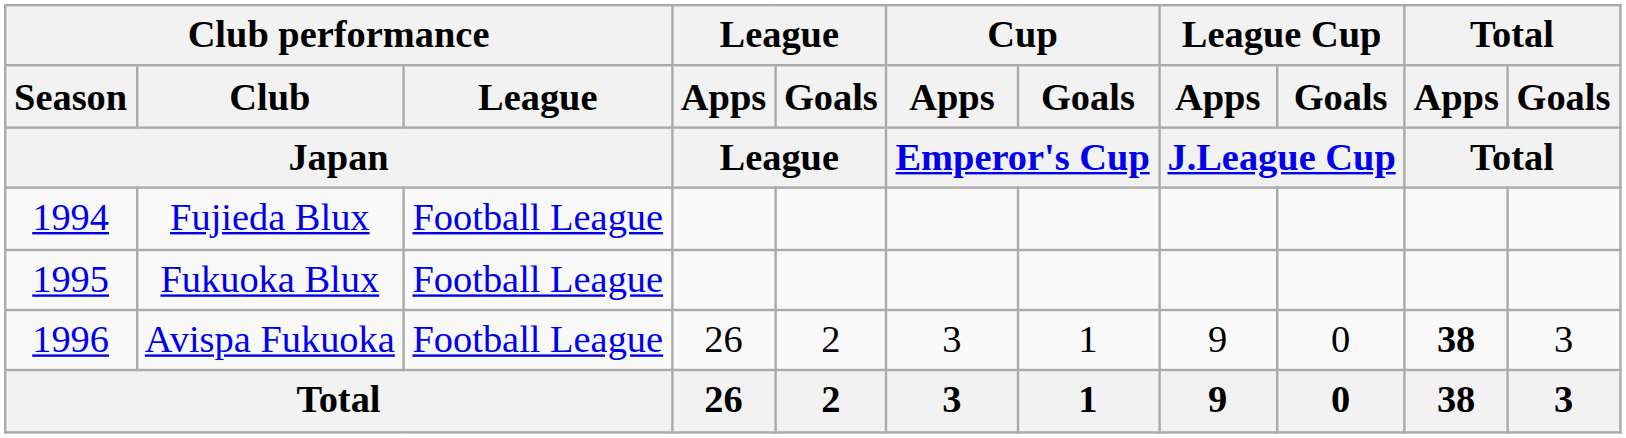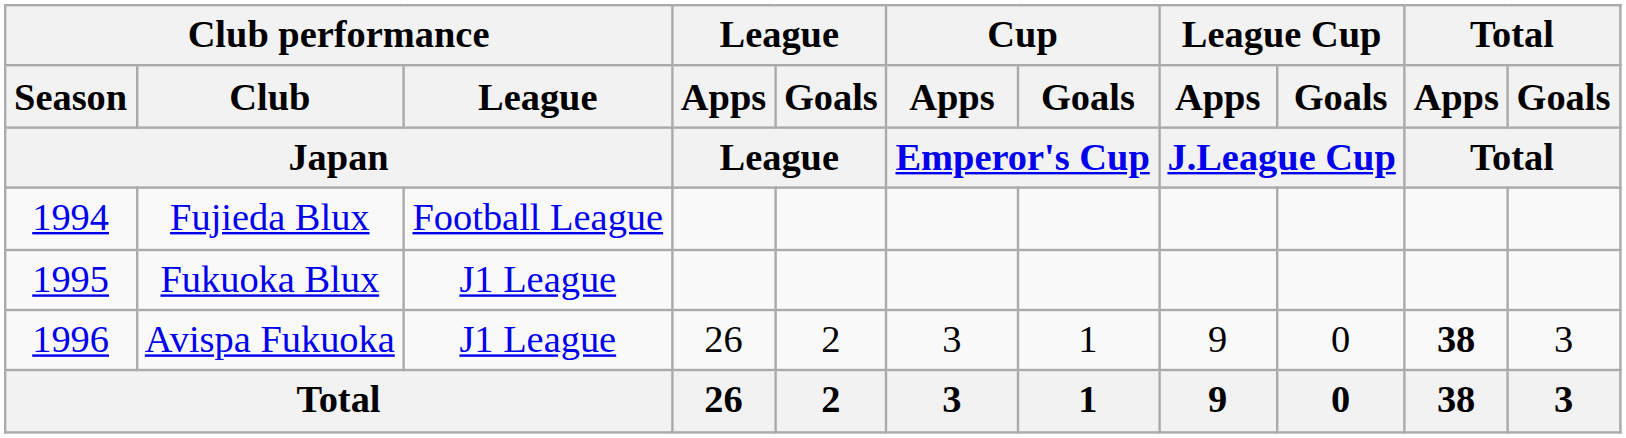(538, 278) Football League -> (538, 278) J1 League
(538, 339) Football League -> (538, 339) J1 League
